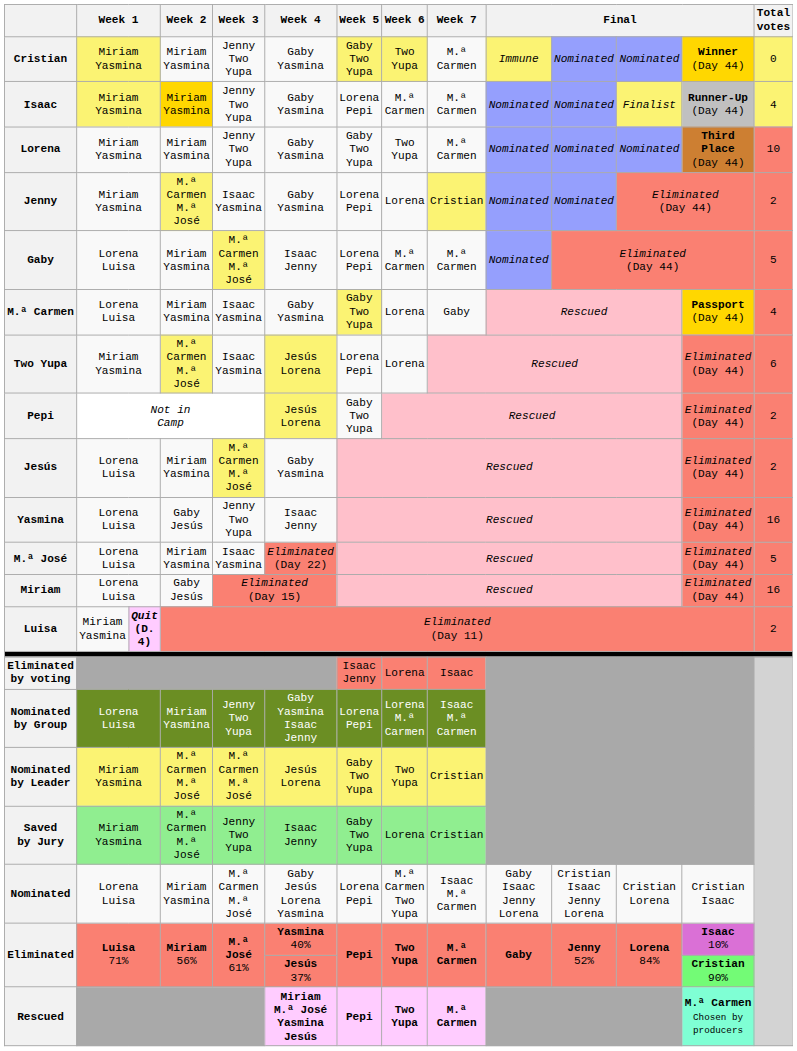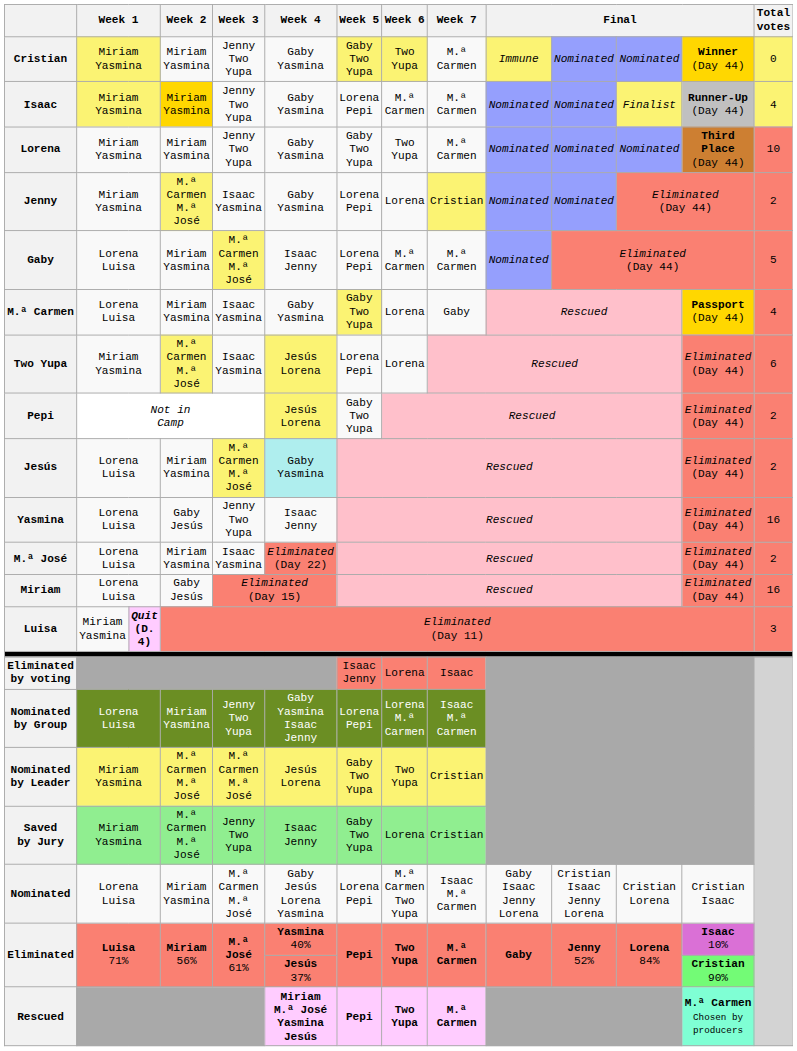(301, 468) no background -> (301, 468) paleturquoise background
(773, 558) 5 -> (773, 558) 2
(773, 629) 2 -> (773, 629) 3
